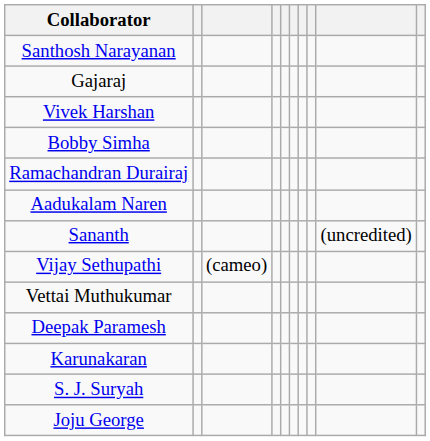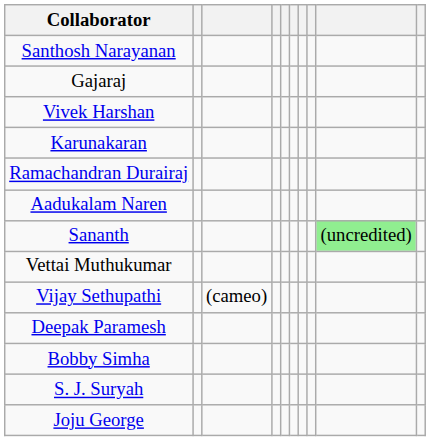rows swapped: (99, 142) <-> (99, 358)
(366, 235) no background -> (366, 235) lightgreen background
rows swapped: (99, 266) <-> (99, 296)
